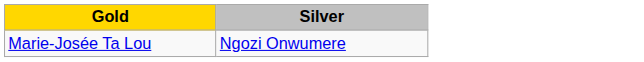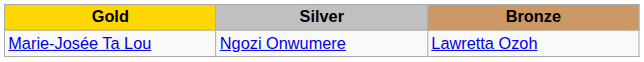+ column: (533, 17)
